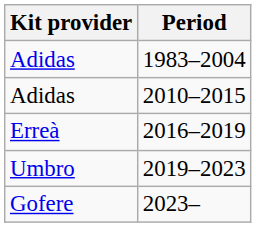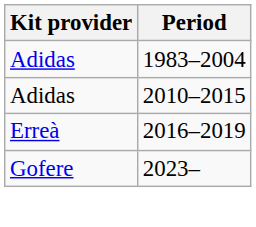- row: (194, 167)
